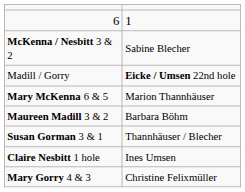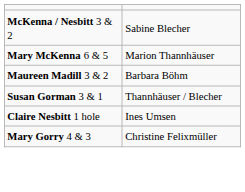- row: (116, 20)
- row: (38, 76)
